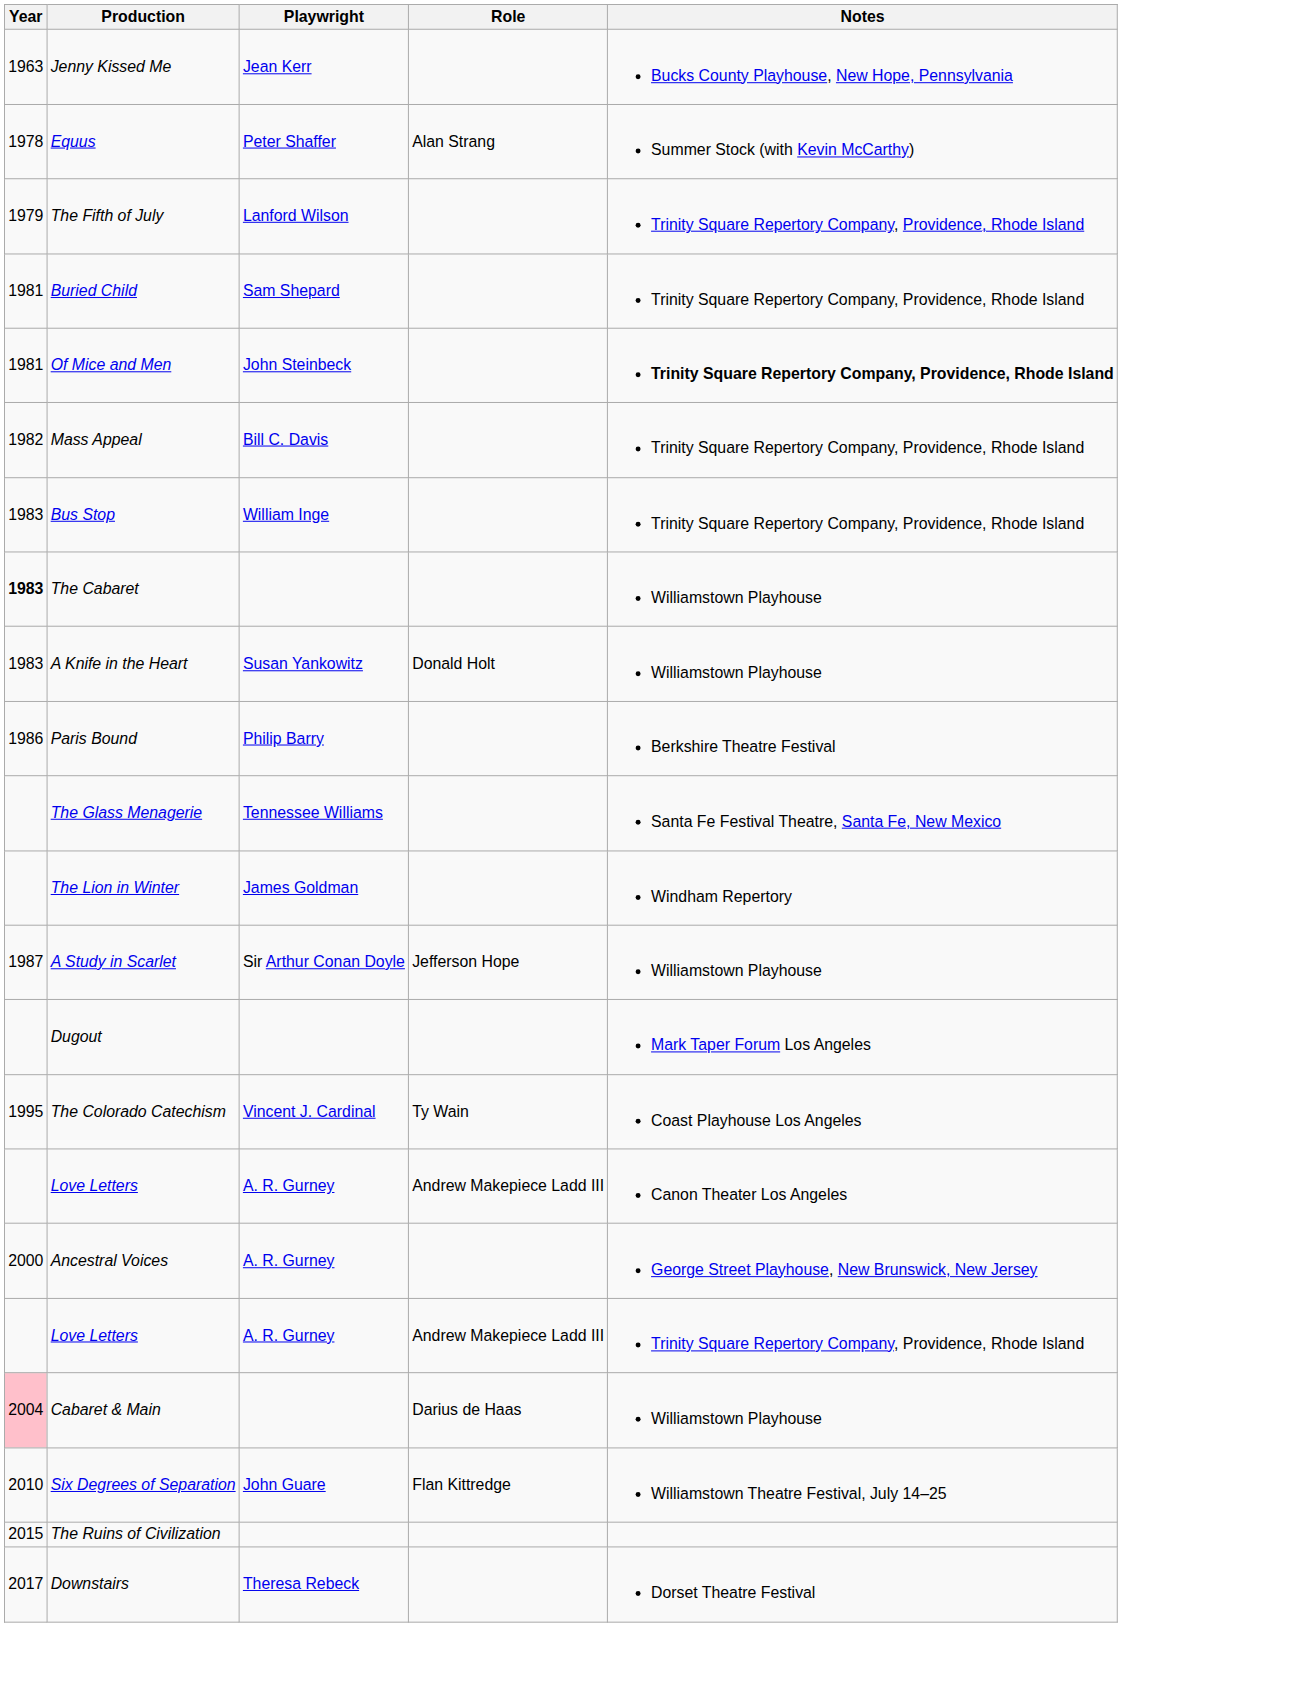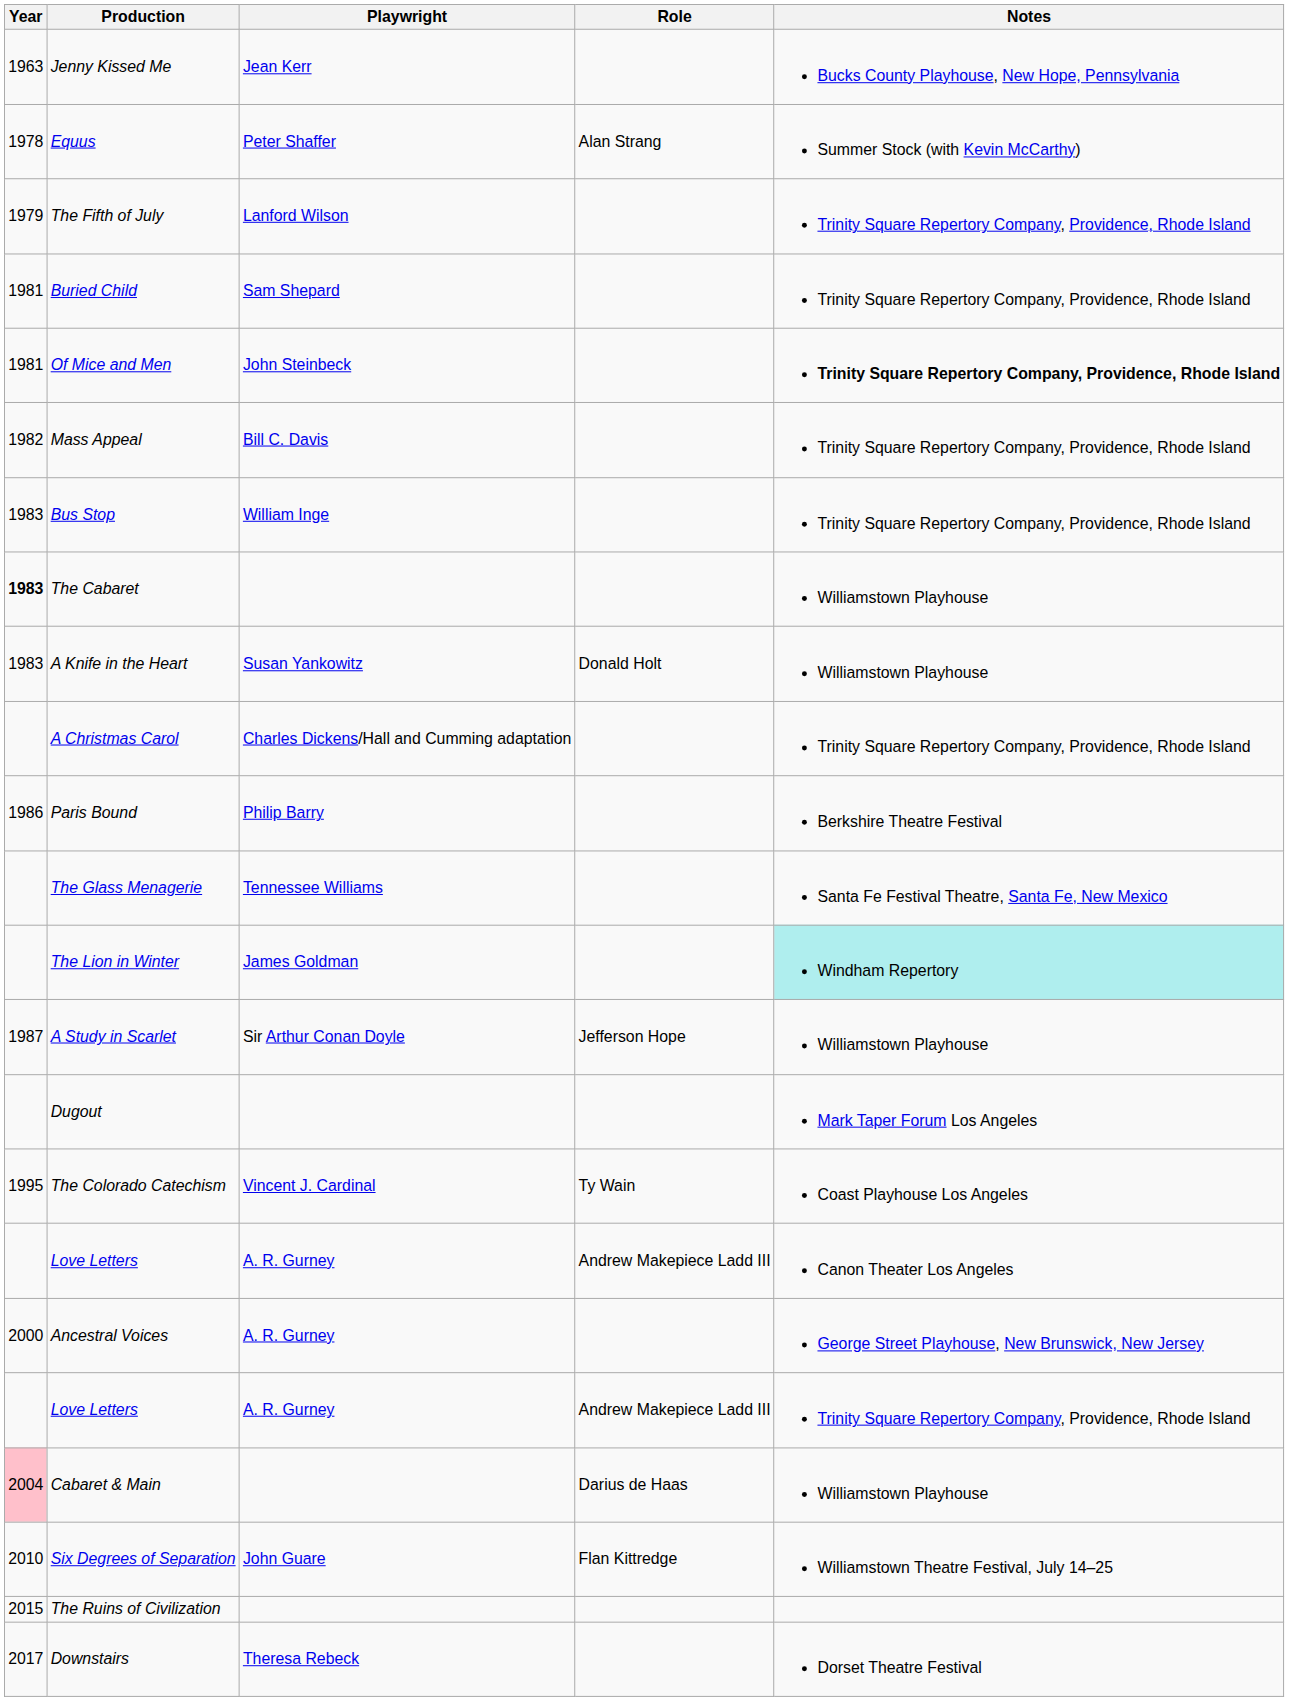+ row: (115, 738)
(863, 897) no background -> (1029, 971) paleturquoise background
